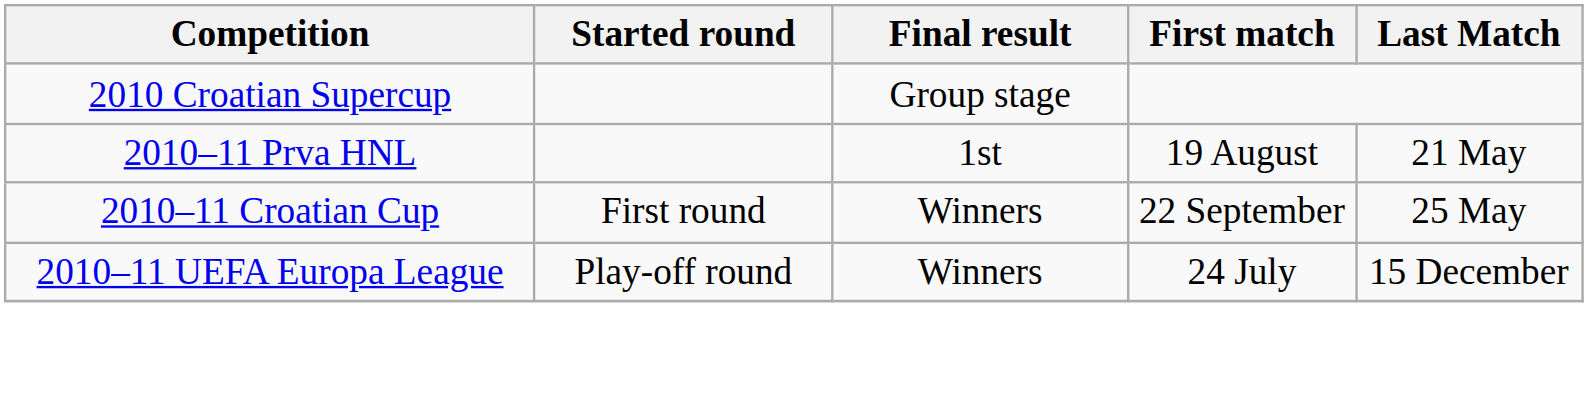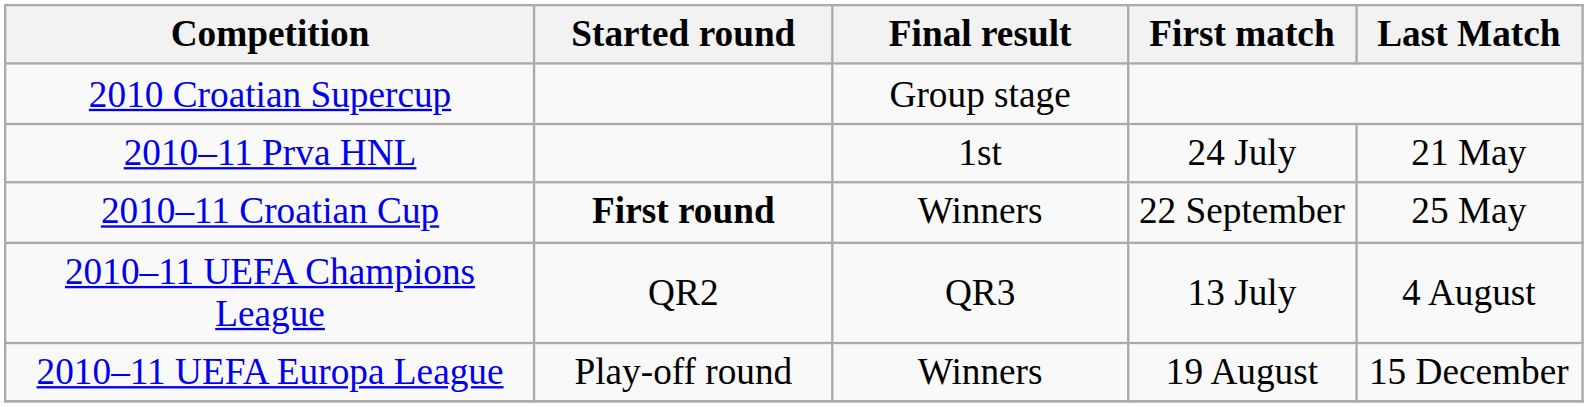(1242, 152) 19 August -> (1242, 152) 24 July
(683, 211) normal -> (683, 211) bold
+ row: (270, 291)
(1242, 270) 24 July -> (1242, 371) 19 August
